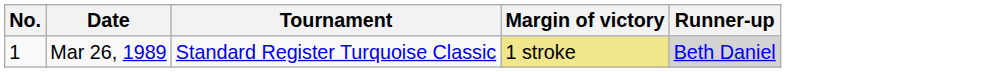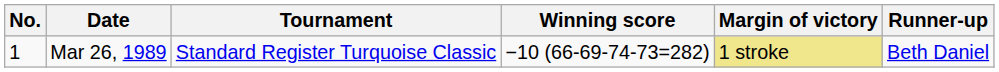+ column: (608, 20)
(725, 52) lightgrey background -> (938, 52) no background
